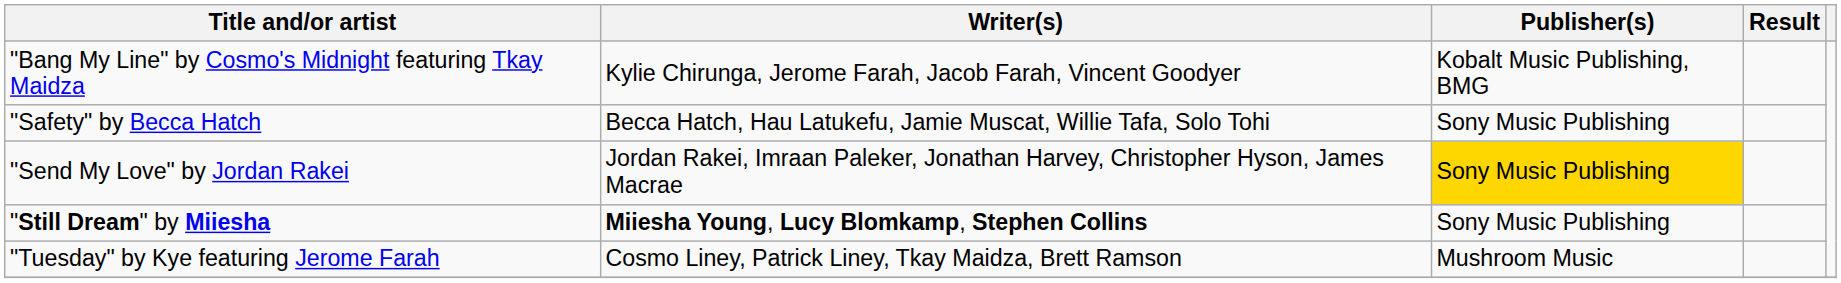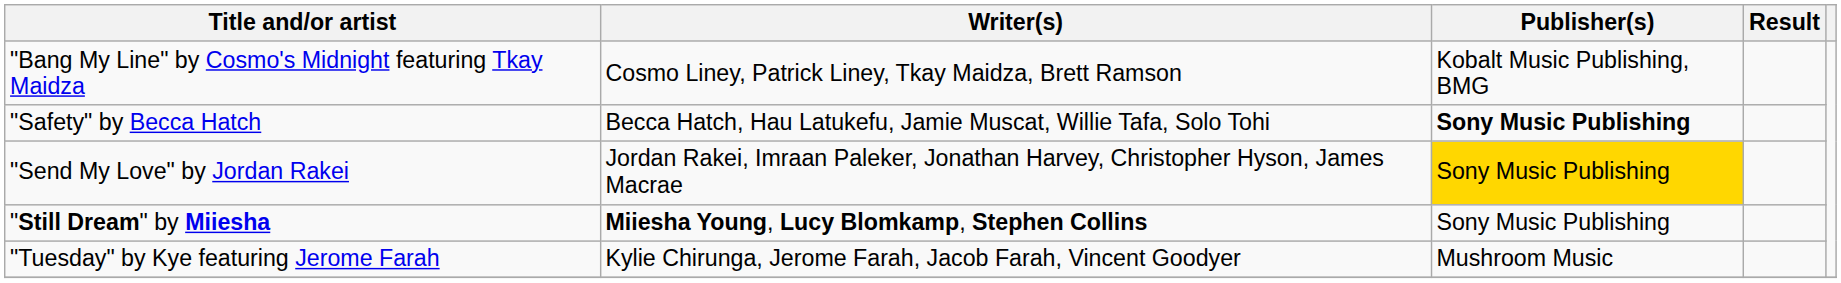(923, 72) Kylie Chirunga, Jerome Farah, Jacob Farah, Vincent Goodyer -> (894, 72) Cosmo Liney, Patrick Liney, Tkay Maidza, Brett Ramson
(1553, 122) normal -> (1563, 122) bold
(894, 259) Cosmo Liney, Patrick Liney, Tkay Maidza, Brett Ramson -> (923, 259) Kylie Chirunga, Jerome Farah, Jacob Farah, Vincent Goodyer
